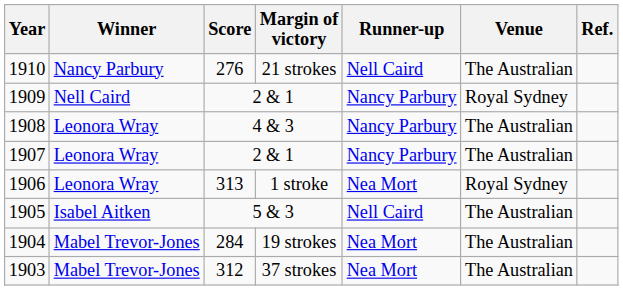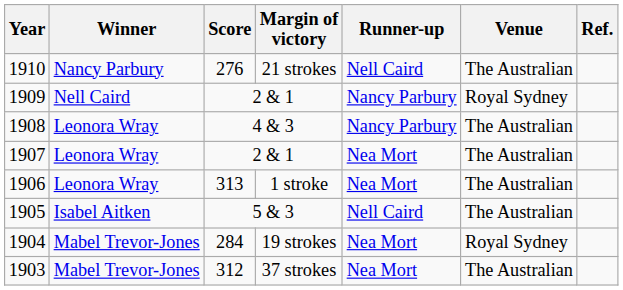(402, 155) Nancy Parbury -> (382, 155) Nea Mort
(516, 184) Royal Sydney -> (519, 184) The Australian
(519, 241) The Australian -> (516, 241) Royal Sydney
